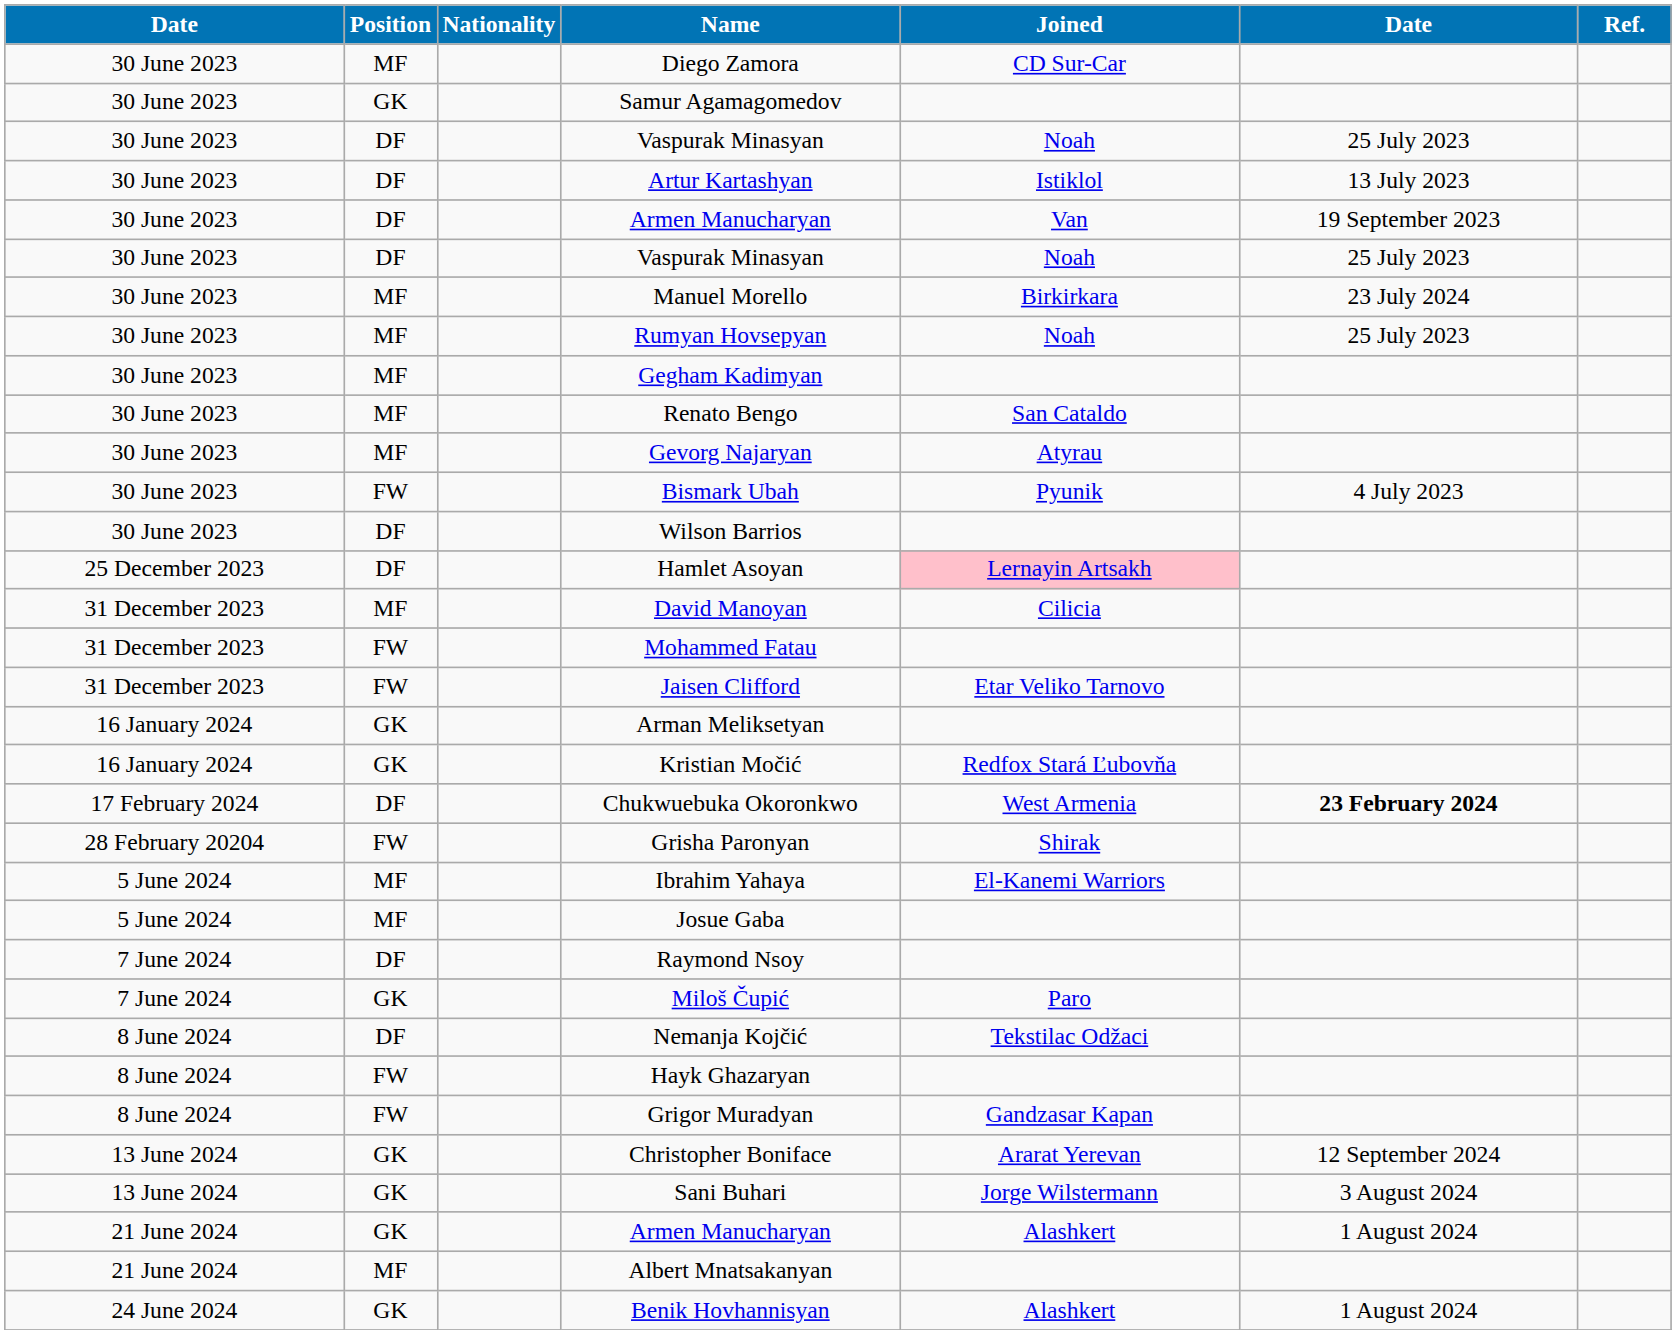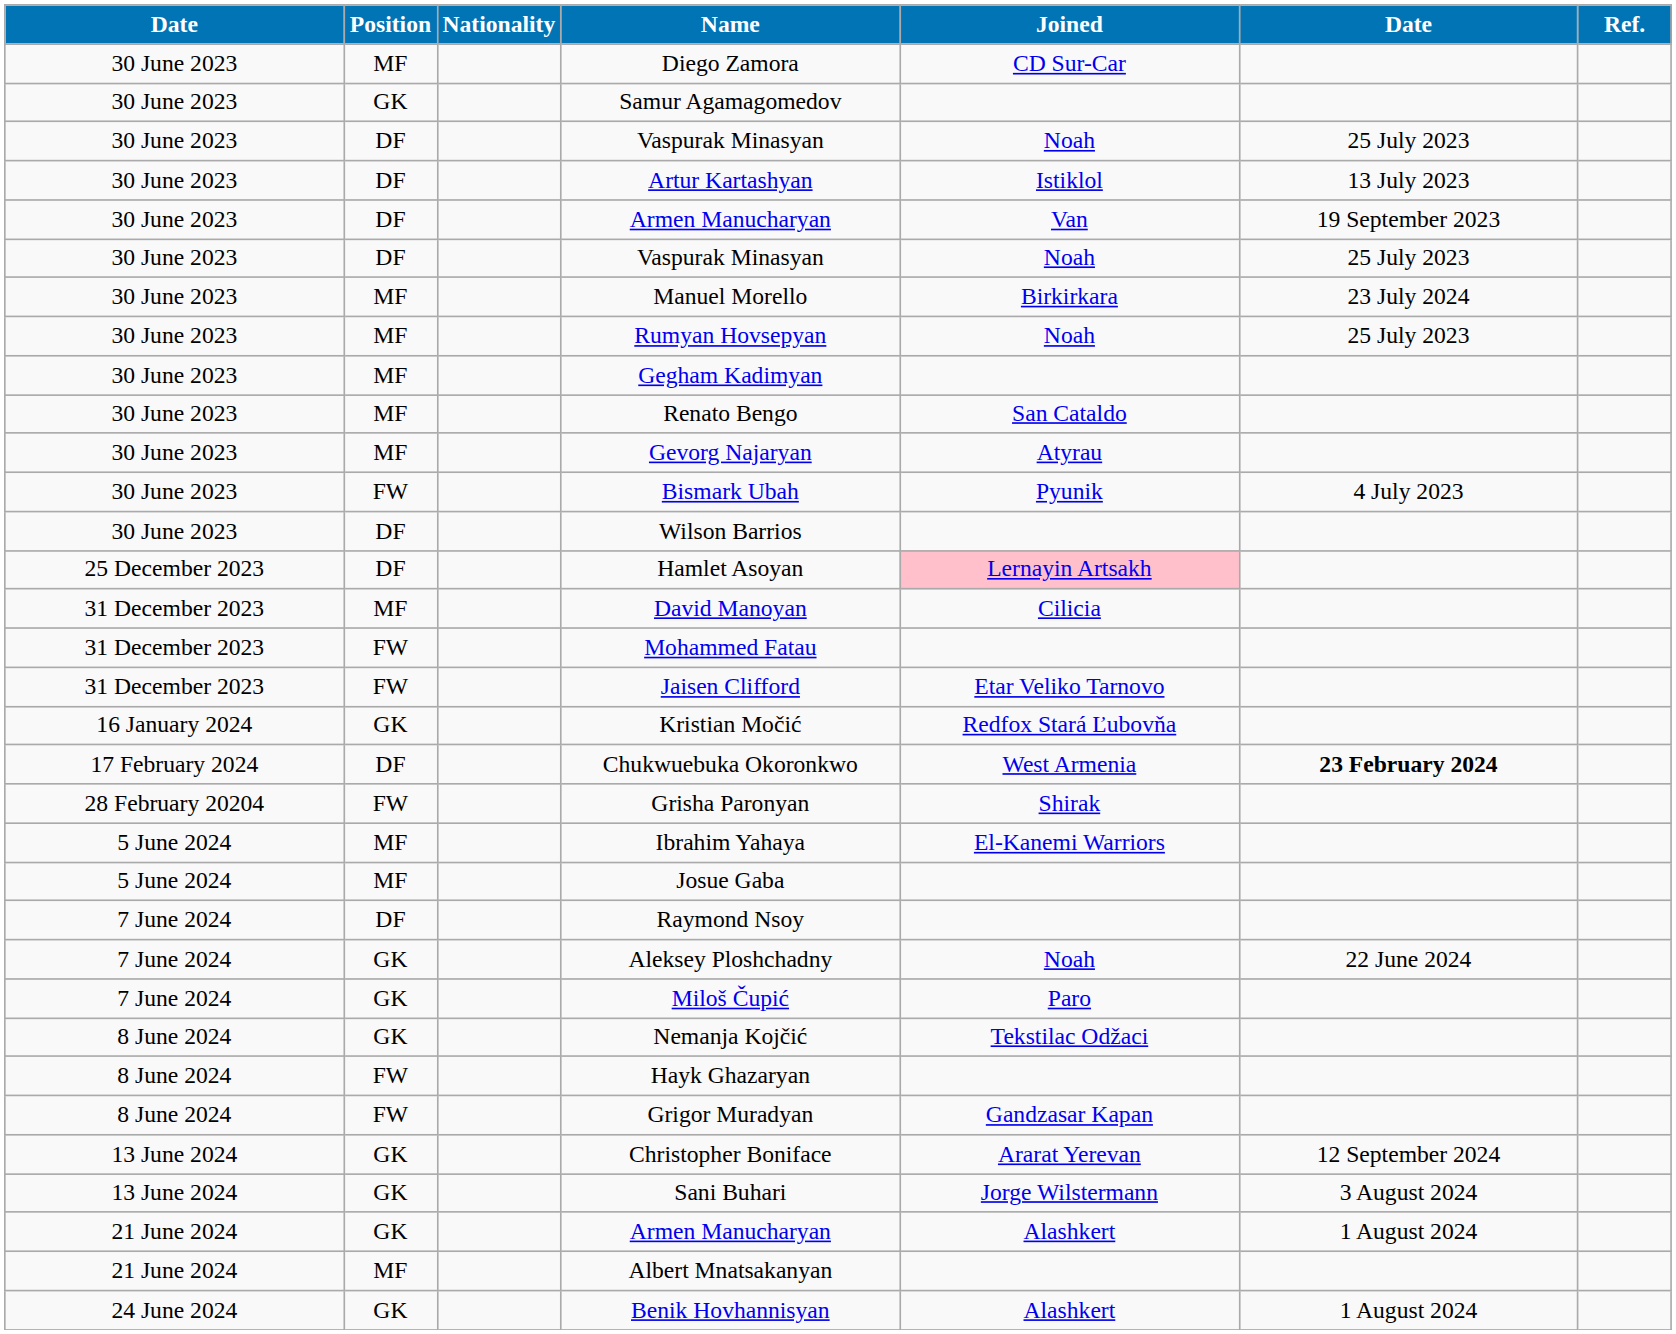- row: (174, 725)
+ row: (174, 959)
(390, 1037) DF -> (390, 1037) GK
